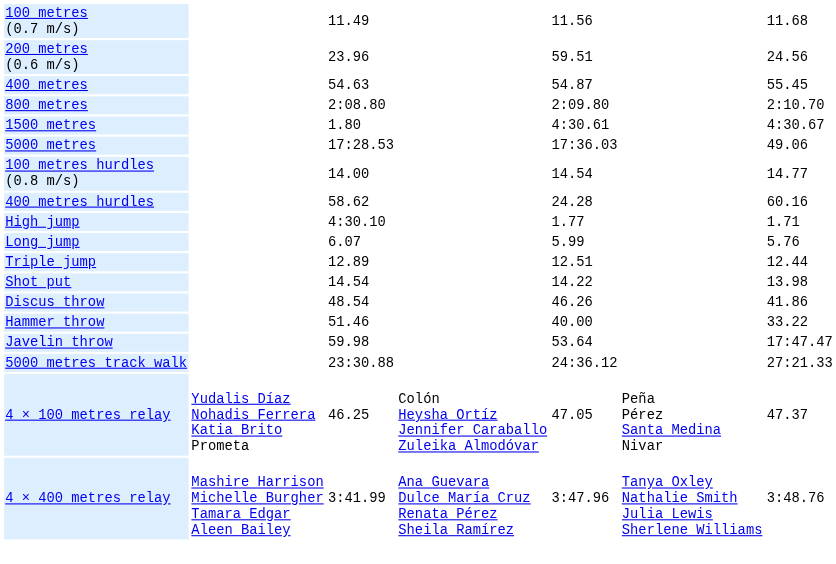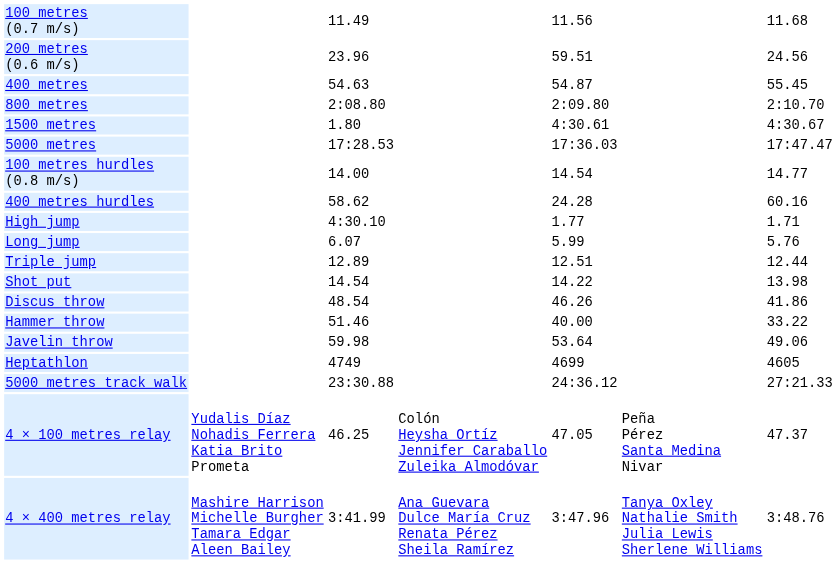(787, 146) 49.06 -> (800, 146) 17:47.47
(800, 343) 17:47.47 -> (787, 343) 49.06
+ row: (47, 363)
